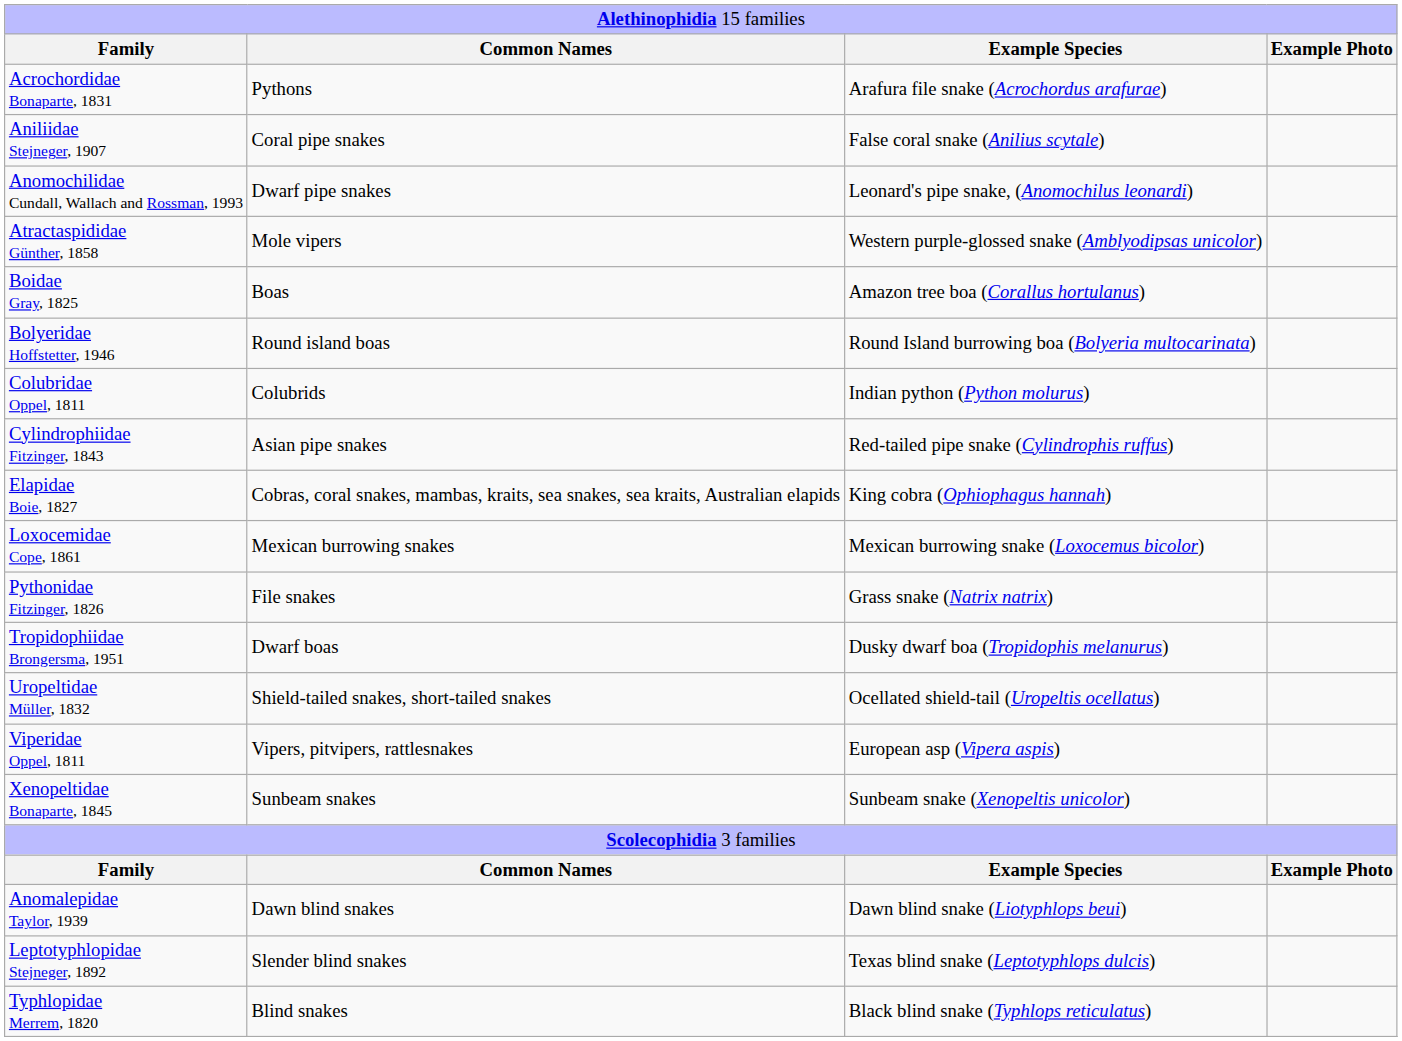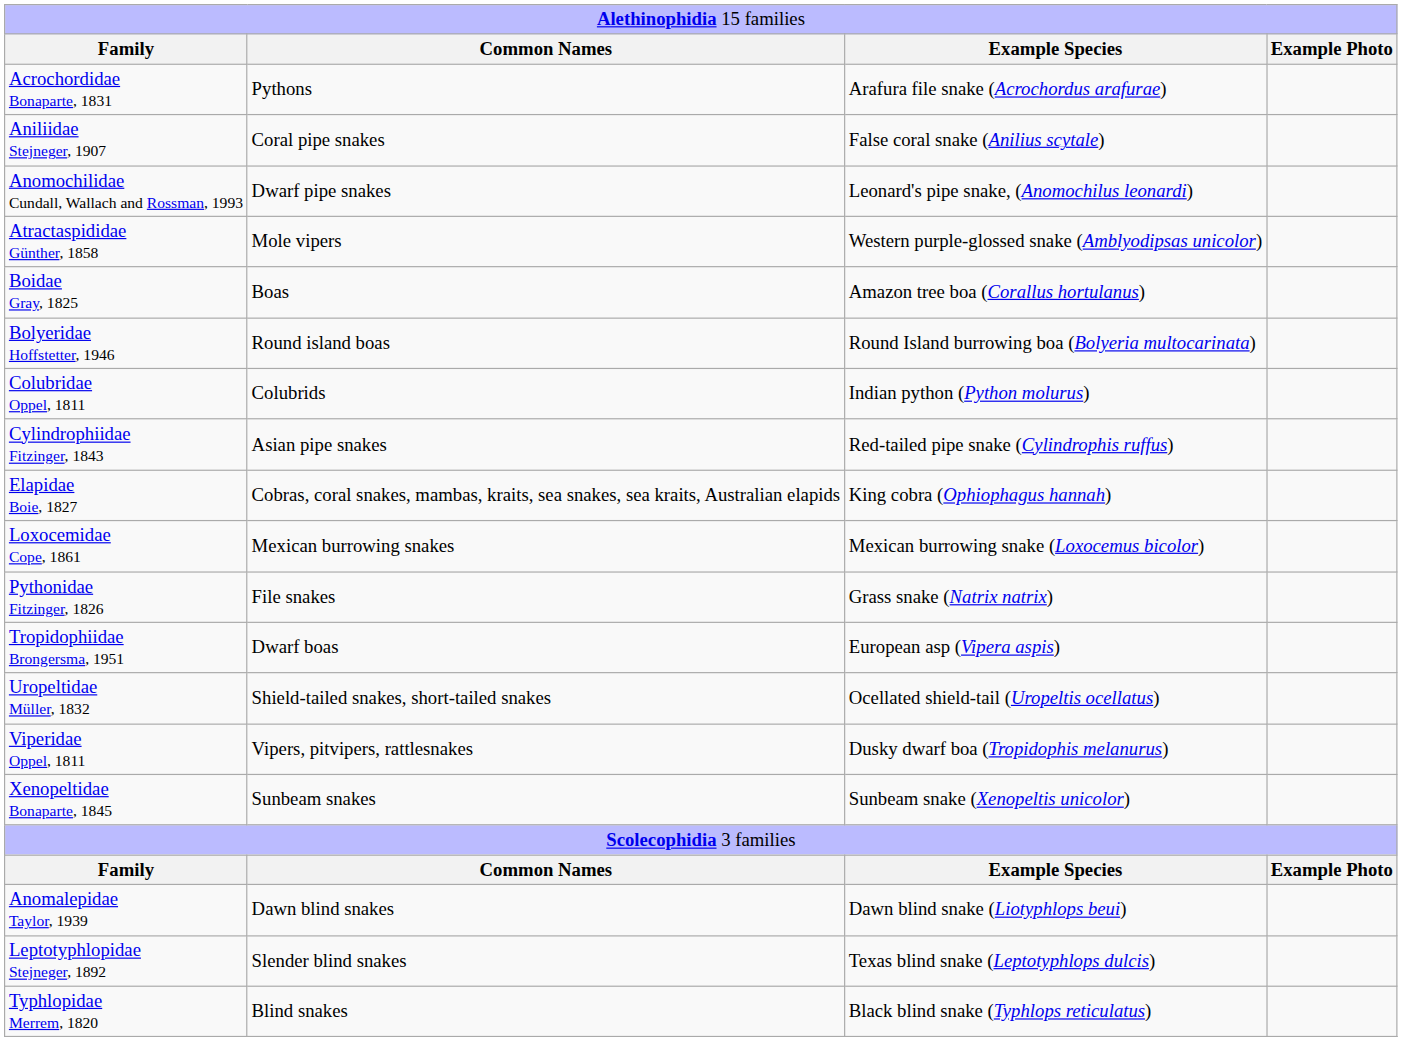(1009, 647) Dusky dwarf boa (Tropidophis melanurus) -> (954, 647) European asp (Vipera aspis)
(954, 748) European asp (Vipera aspis) -> (1009, 748) Dusky dwarf boa (Tropidophis melanurus)
